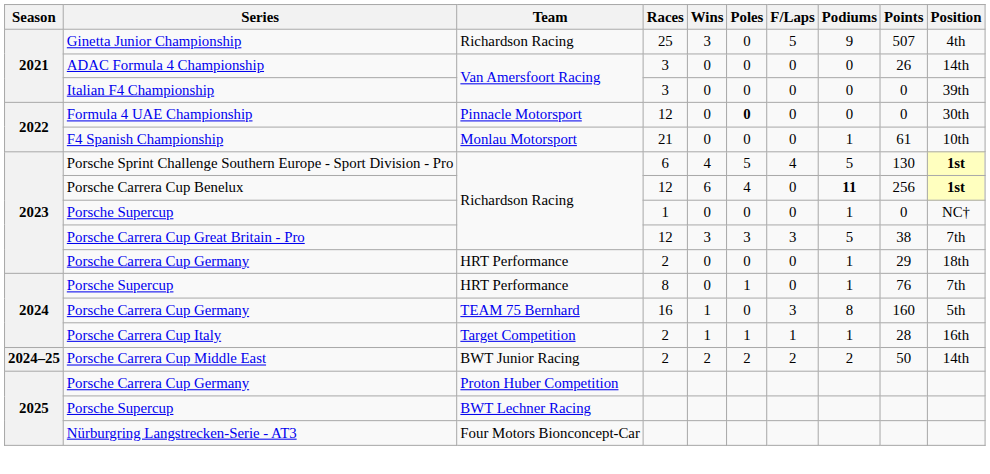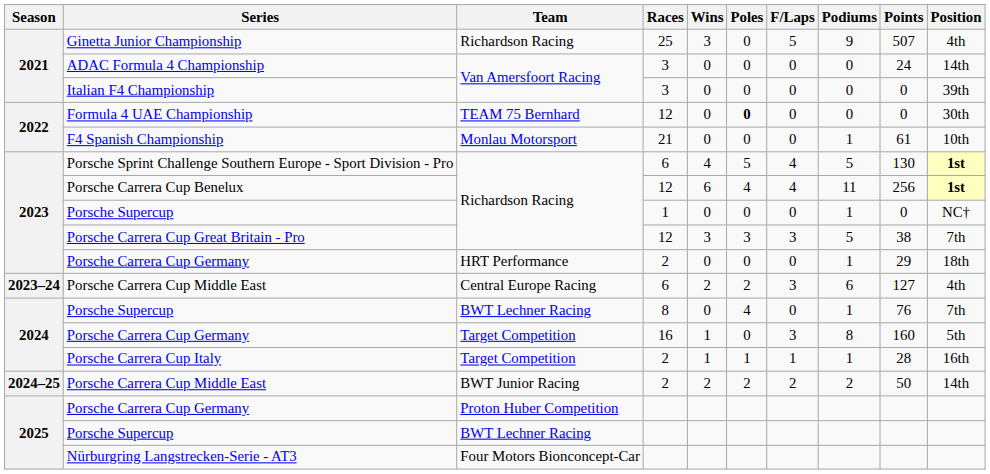(904, 66) 26 -> (904, 66) 24
(521, 114) Pinnacle Motorsport -> (520, 114) TEAM 75 Bernhard
(793, 188) 0 -> (793, 188) 4
(849, 188) bold -> (849, 188) normal
+ row: (166, 286)
(514, 286) HRT Performance -> (526, 310) BWT Lechner Racing
(747, 286) 1 -> (747, 310) 4
(520, 310) TEAM 75 Bernhard -> (518, 335) Target Competition
